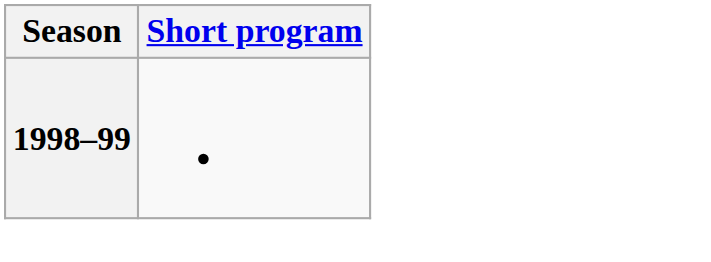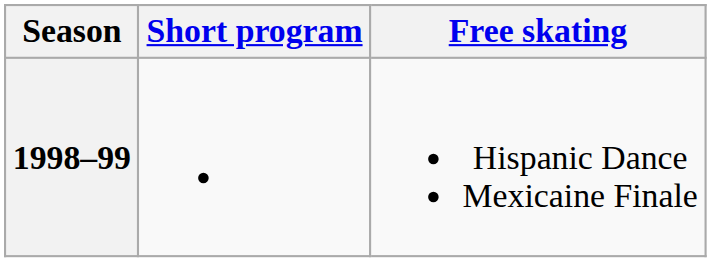+ column: (538, 31)
